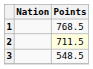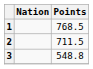(70, 41) lightyellow background -> (70, 41) no background
(70, 56) 548.5 -> (70, 56) 548.8
